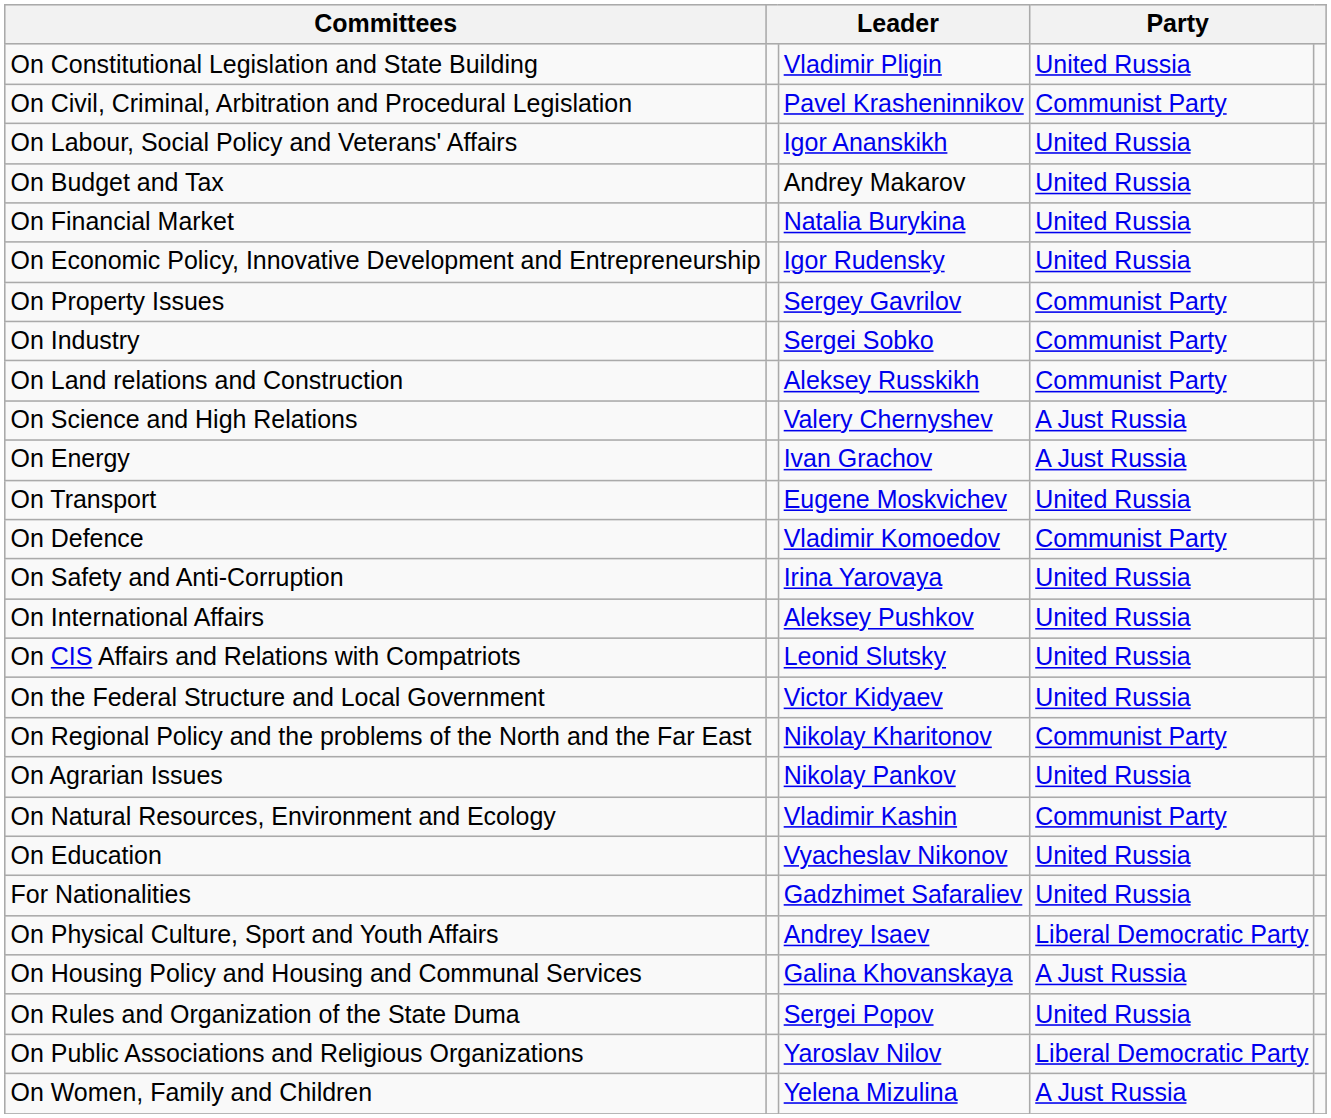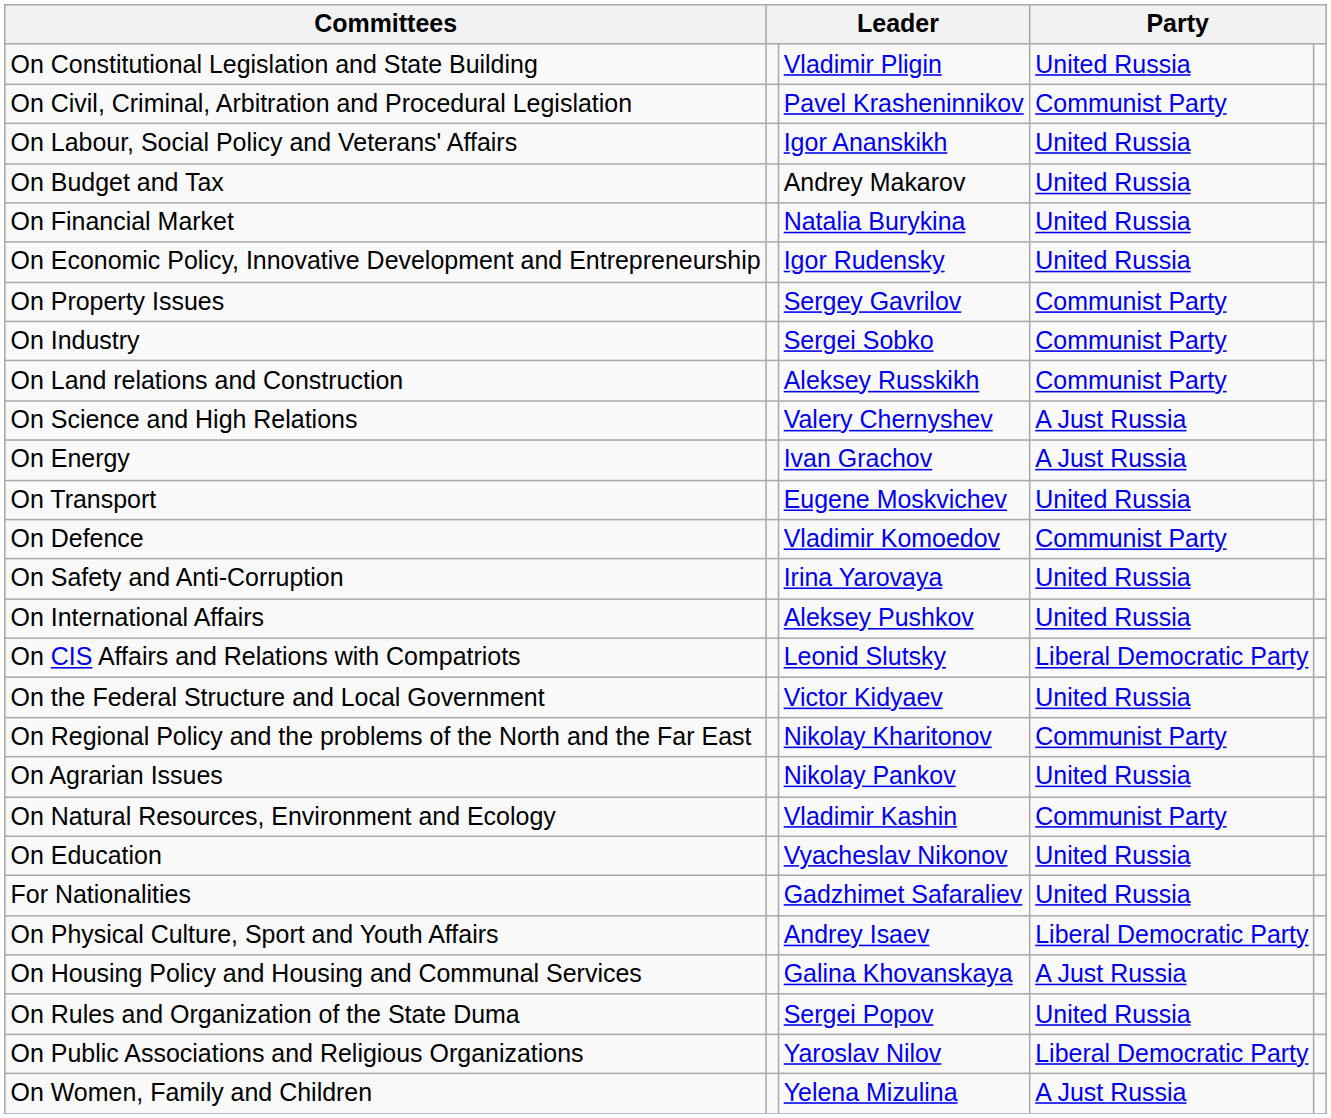(1113, 657) United Russia -> (1172, 657) Liberal Democratic Party
